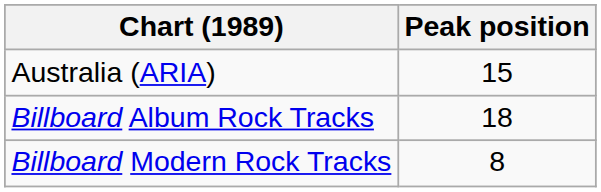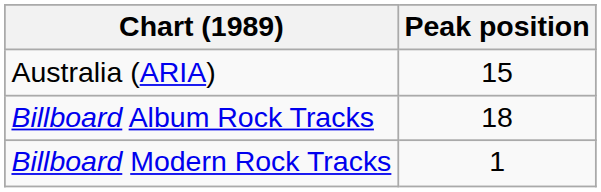(497, 162) 8 -> (497, 162) 1
